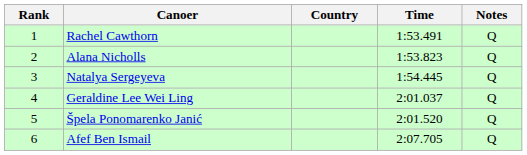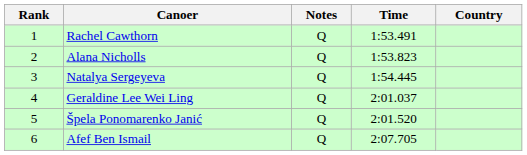columns swapped: (334, 14) <-> (492, 14)
